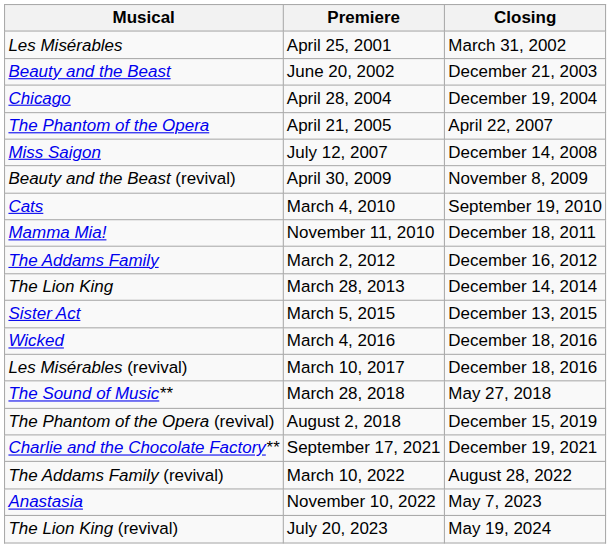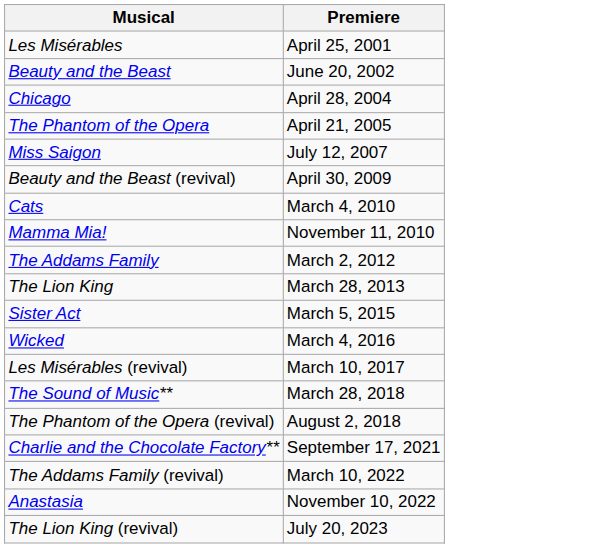- column: (525, 17)
